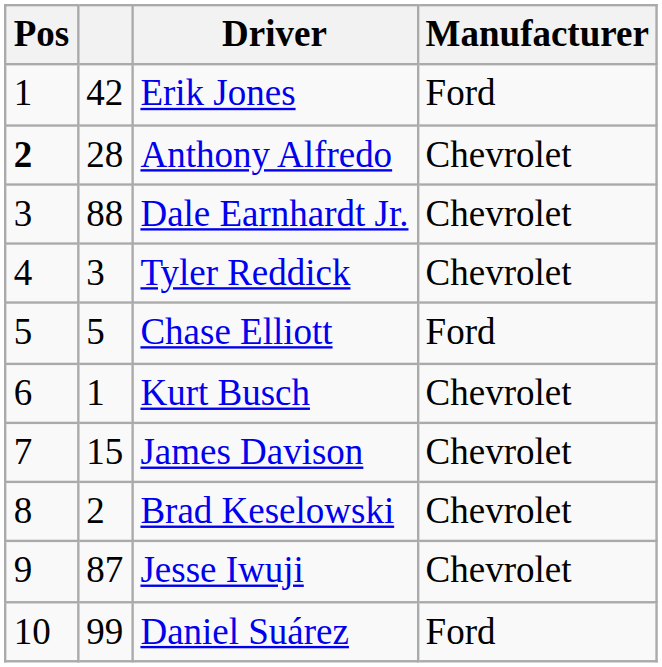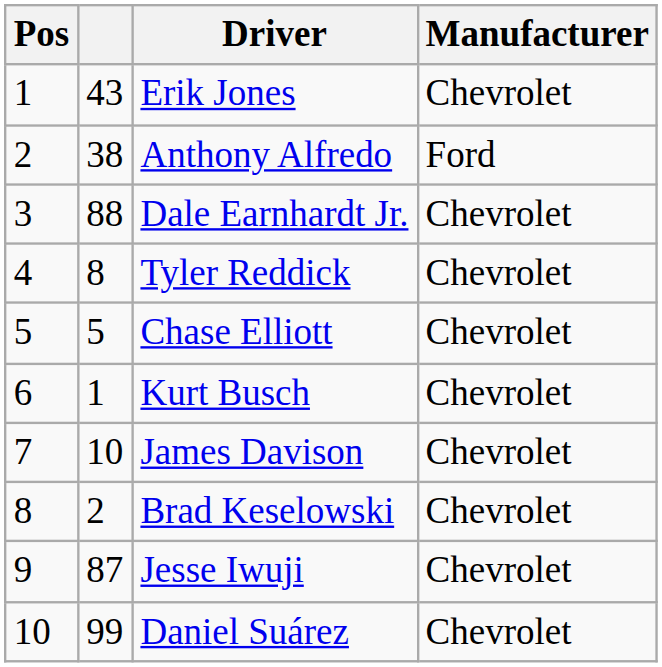(105, 93) 42 -> (105, 93) 43
(461, 93) Ford -> (499, 93) Chevrolet
(23, 153) bold -> (23, 153) normal
(105, 153) 28 -> (105, 153) 38
(499, 153) Chevrolet -> (461, 153) Ford
(96, 272) 3 -> (96, 272) 8
(461, 331) Ford -> (499, 331) Chevrolet
(105, 451) 15 -> (105, 451) 10
(461, 629) Ford -> (499, 629) Chevrolet
